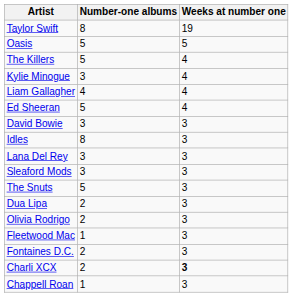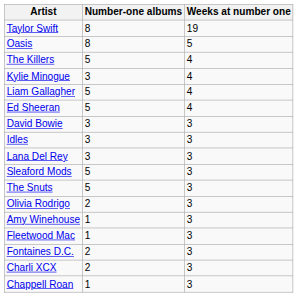(82, 44) 5 -> (87, 44) 8
(82, 92) 4 -> (87, 92) 5
(82, 140) 8 -> (87, 140) 3
(82, 172) 3 -> (87, 172) 5
- row: (27, 204)
+ row: (43, 220)
(185, 268) bold -> (190, 268) normal
